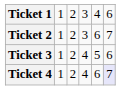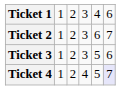(85, 54) 4 -> (85, 54) 3
(97, 74) 6 -> (97, 74) 5
